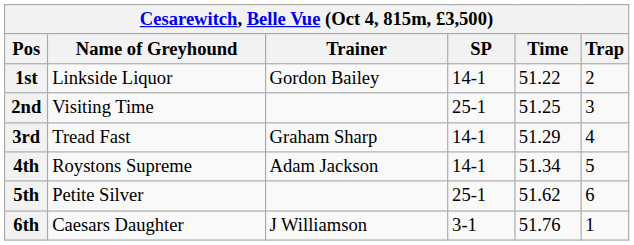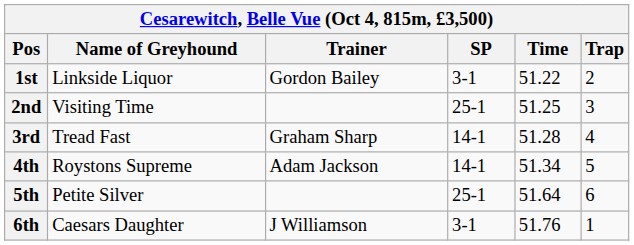(469, 78) 14-1 -> (464, 78) 3-1
(540, 136) 51.29 -> (540, 136) 51.28
(540, 195) 51.62 -> (540, 195) 51.64
